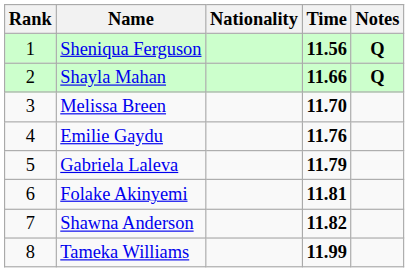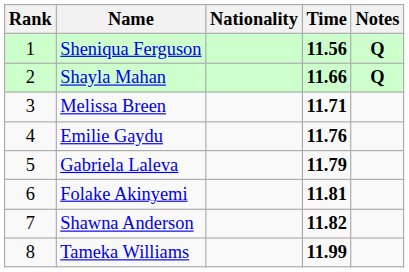(327, 106) 11.70 -> (327, 106) 11.71
